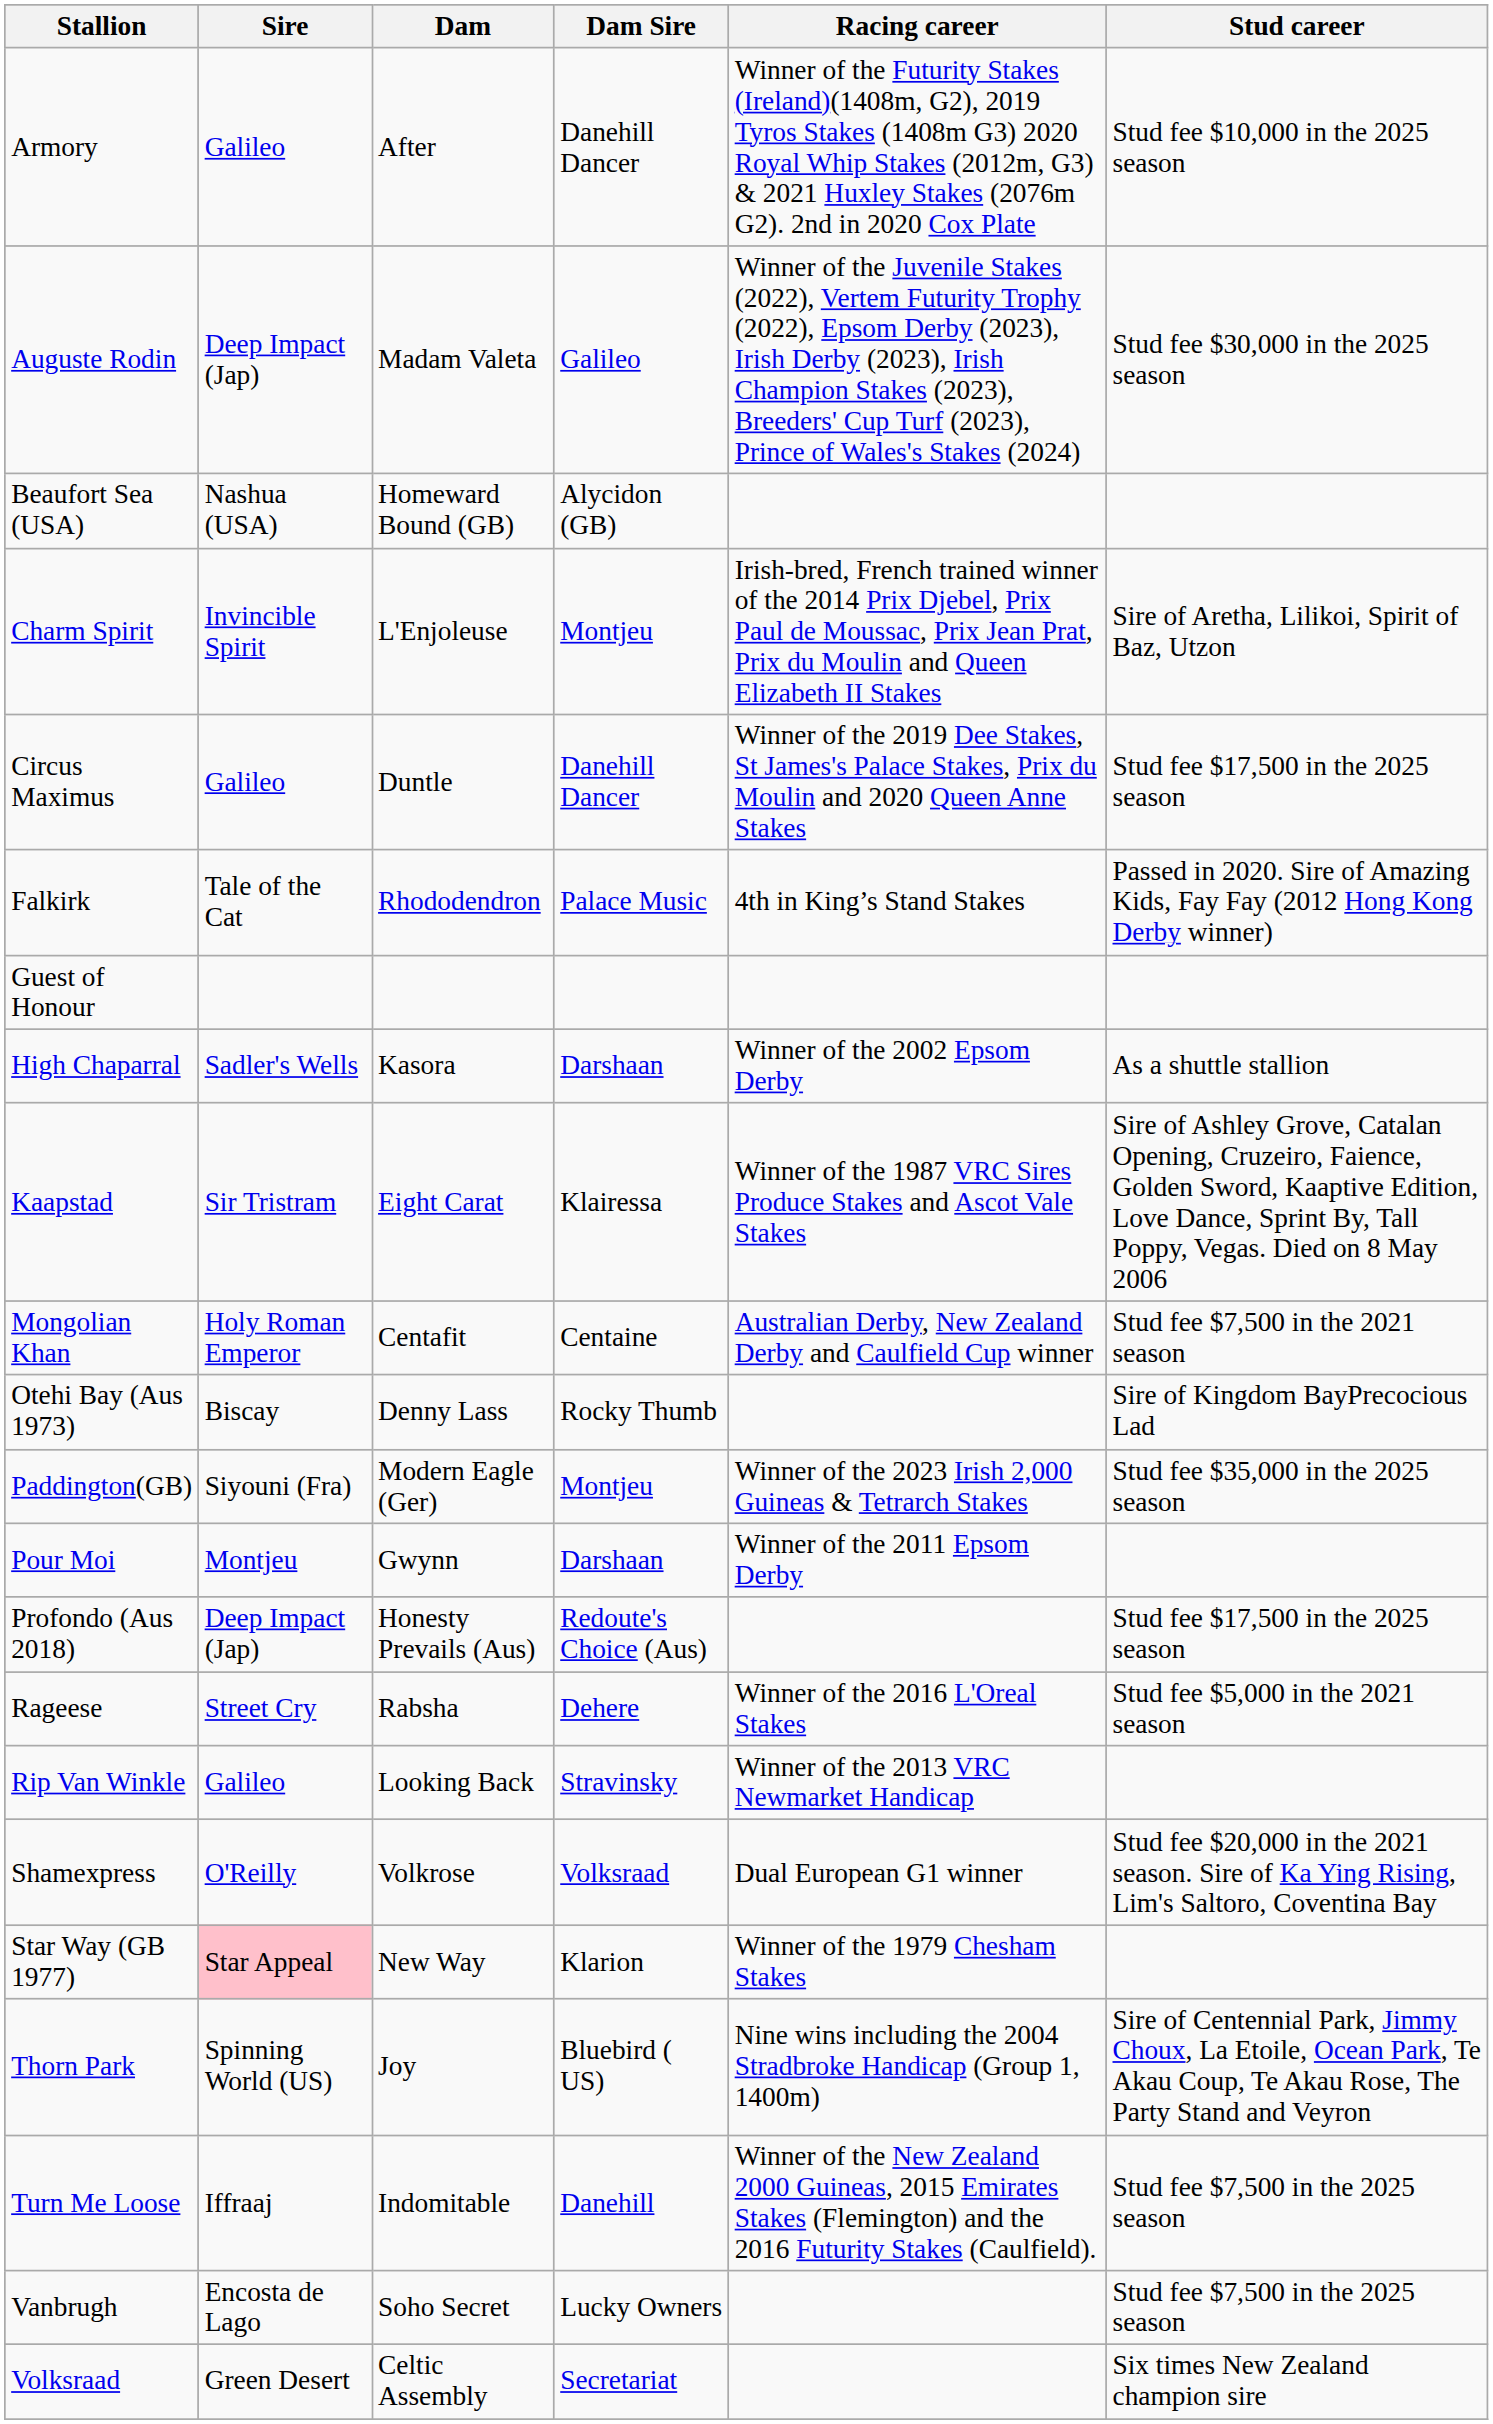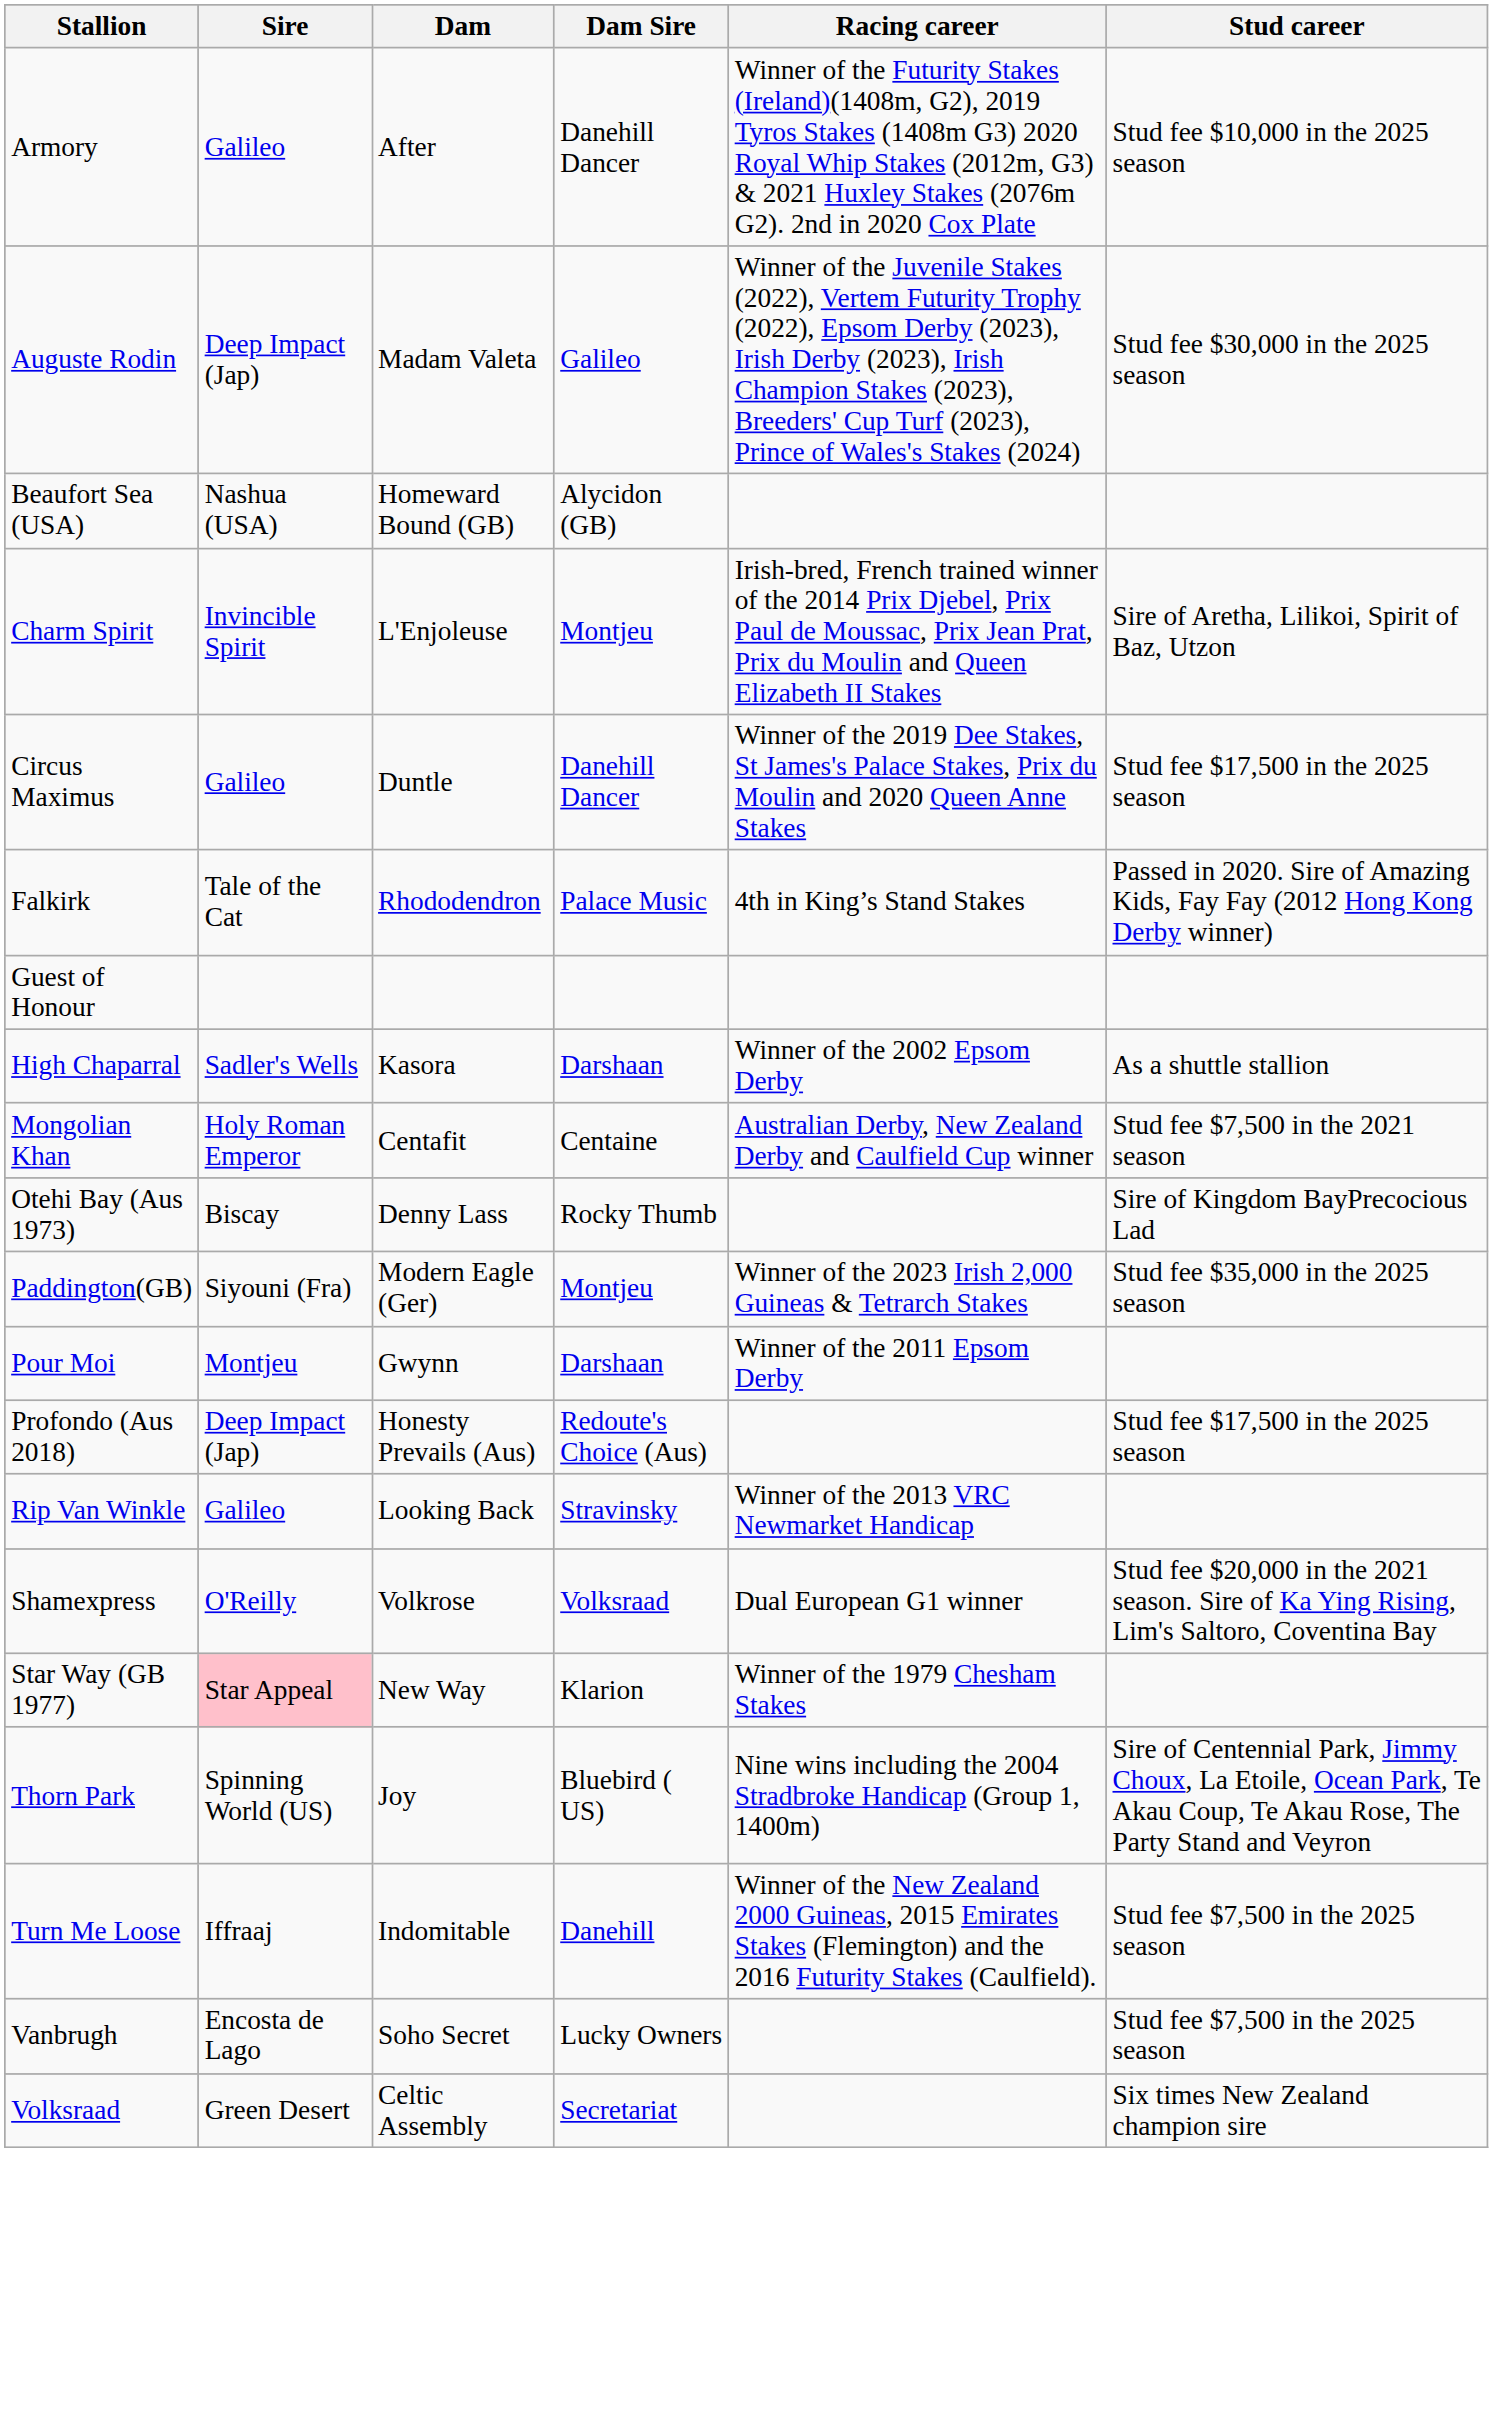- row: (62, 1201)
- row: (57, 1708)
